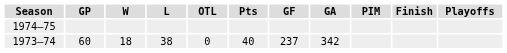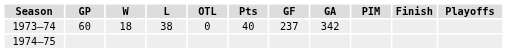rows swapped: (34, 41) <-> (34, 26)
